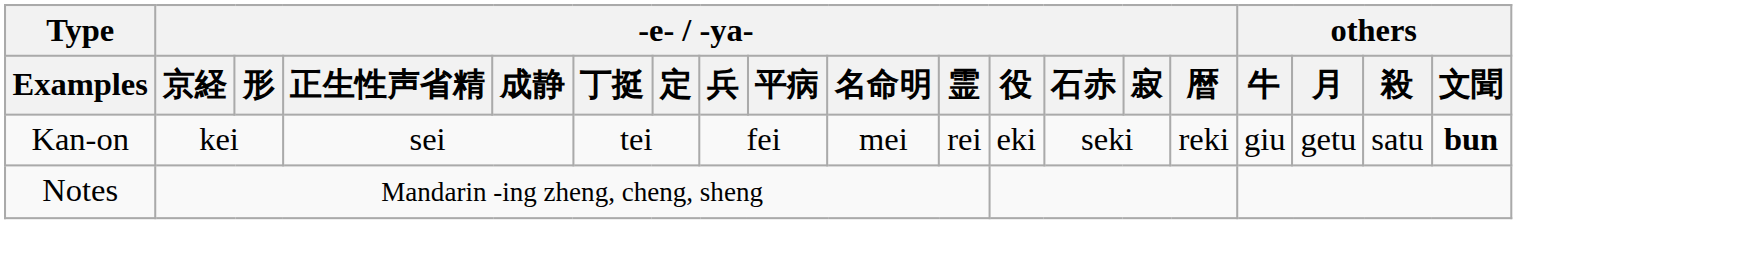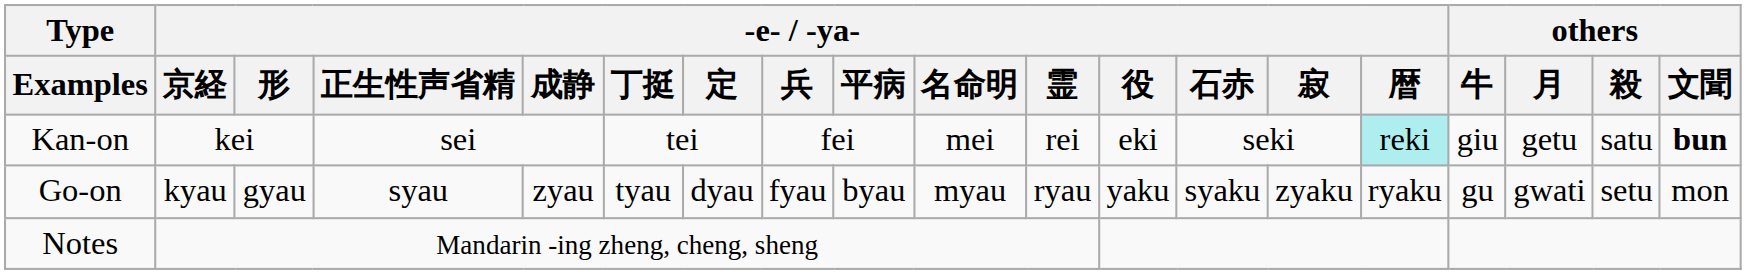(1204, 139) no background -> (1405, 139) paleturquoise background
+ row: (80, 190)
